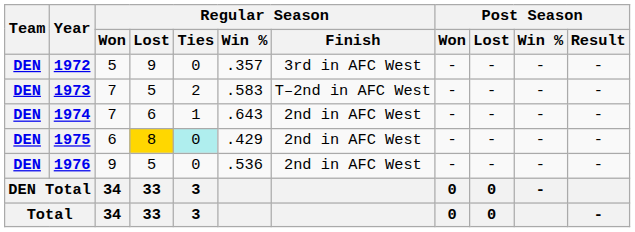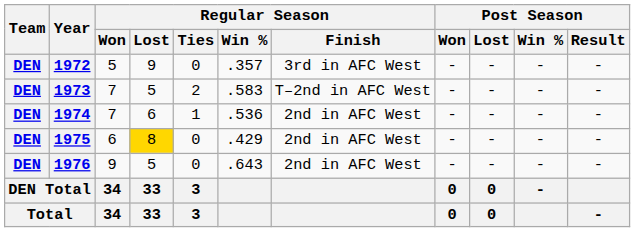(244, 116) .643 -> (244, 116) .536
(196, 141) paleturquoise background -> (196, 141) no background
(244, 166) .536 -> (244, 166) .643
